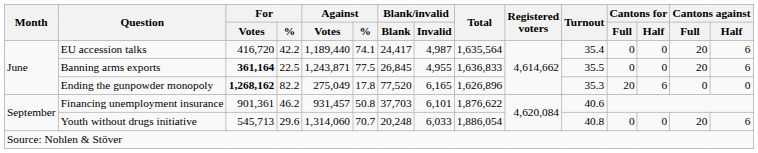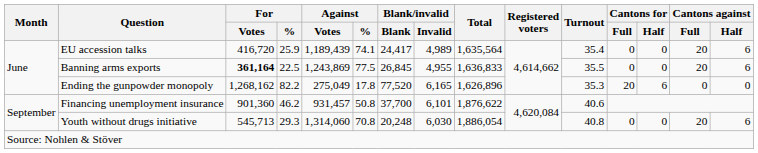(289, 49) 42.2 -> (289, 49) 25.9
(327, 49) 1,189,440 -> (327, 49) 1,189,439
(439, 49) 4,987 -> (439, 49) 4,989
(327, 67) 1,243,871 -> (327, 67) 1,243,869
(252, 85) bold -> (252, 85) normal
(256, 103) 901,361 -> (256, 103) 901,360
(396, 103) 37,703 -> (396, 103) 37,700
(289, 121) 29.6 -> (289, 121) 29.3
(365, 121) 70.7 -> (365, 121) 70.8
(439, 121) 6,033 -> (439, 121) 6,030
